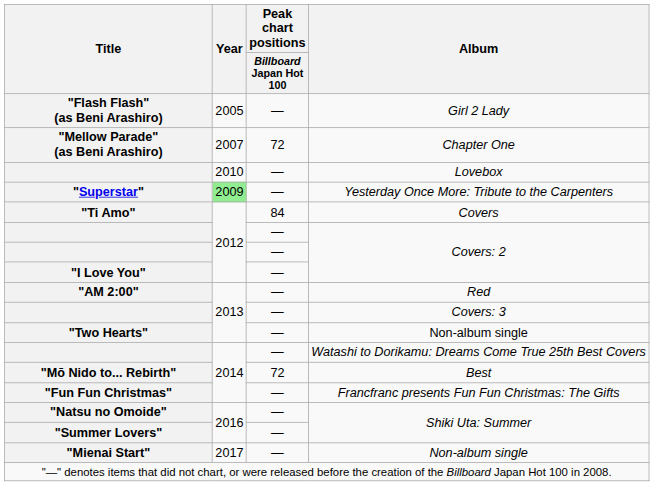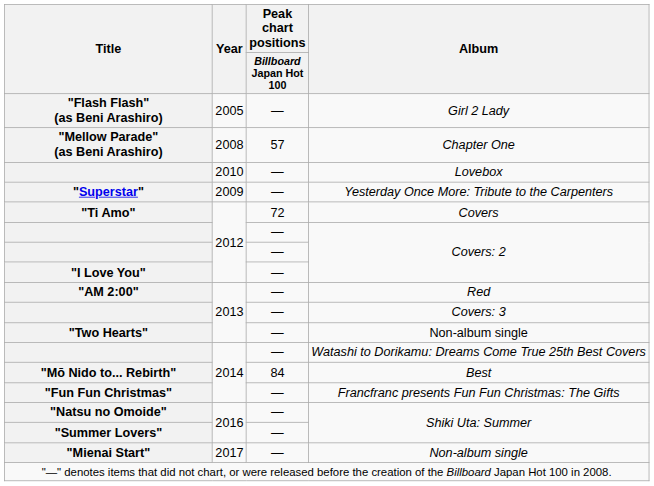(229, 145) 2007 -> (229, 145) 2008
(277, 145) 72 -> (277, 145) 57
(229, 192) lightgreen background -> (229, 192) no background
(277, 212) 84 -> (277, 212) 72
(277, 372) 72 -> (277, 372) 84
